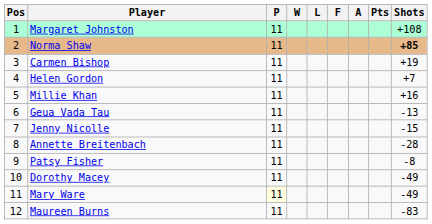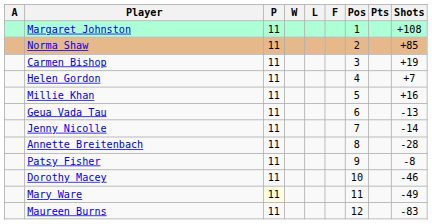columns swapped: (16, 13) <-> (358, 13)
(409, 46) bold -> (409, 46) normal
(409, 128) -15 -> (409, 128) -14
(409, 178) -49 -> (409, 178) -46
